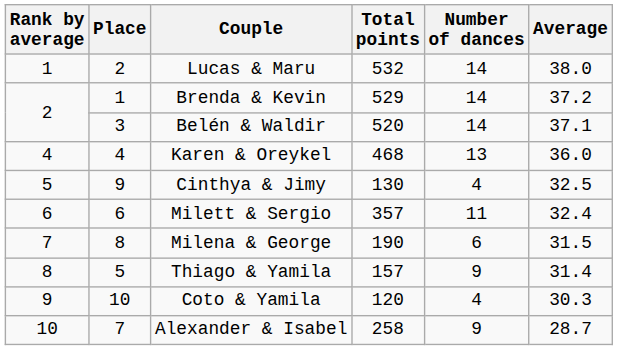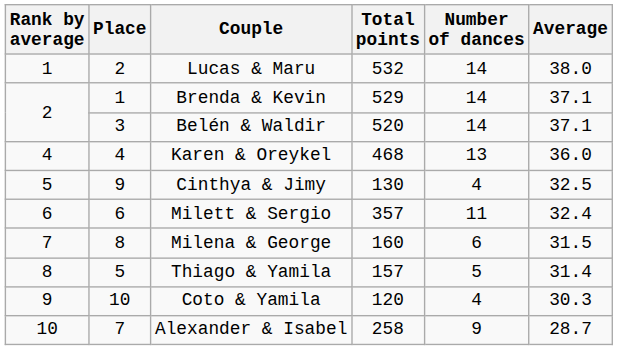(571, 98) 37.2 -> (571, 98) 37.1
(388, 243) 190 -> (388, 243) 160
(477, 272) 9 -> (477, 272) 5
